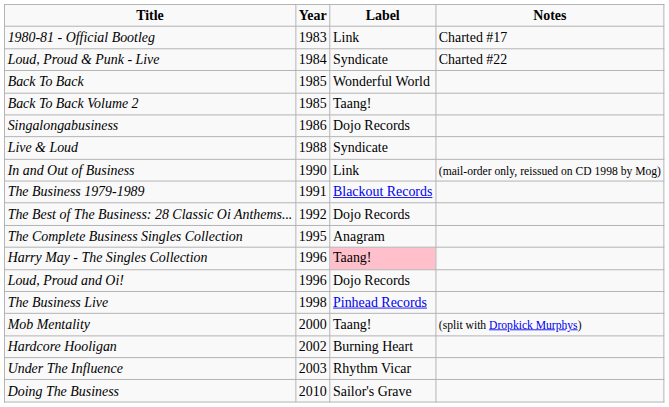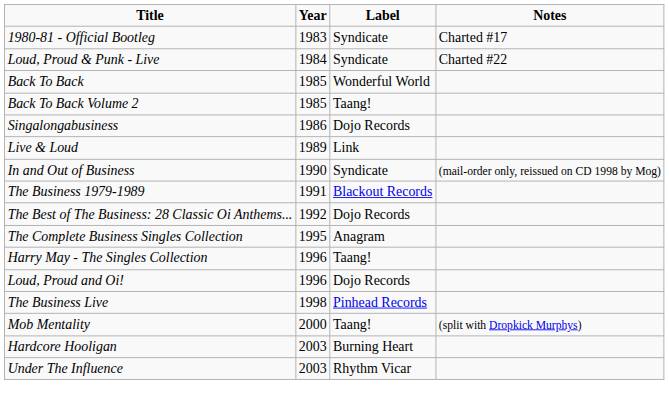(346, 37) Link -> (360, 37) Syndicate
(313, 147) 1988 -> (313, 147) 1989
(360, 147) Syndicate -> (346, 147) Link
(346, 170) Link -> (360, 170) Syndicate
(352, 258) pink background -> (352, 258) no background
(313, 346) 2002 -> (313, 346) 2003
- row: (63, 390)
